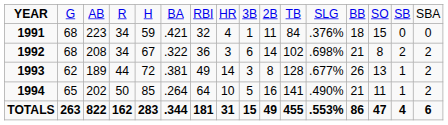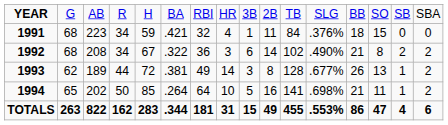(326, 52) .698% -> (326, 52) .490%
(326, 91) .490% -> (326, 91) .698%
